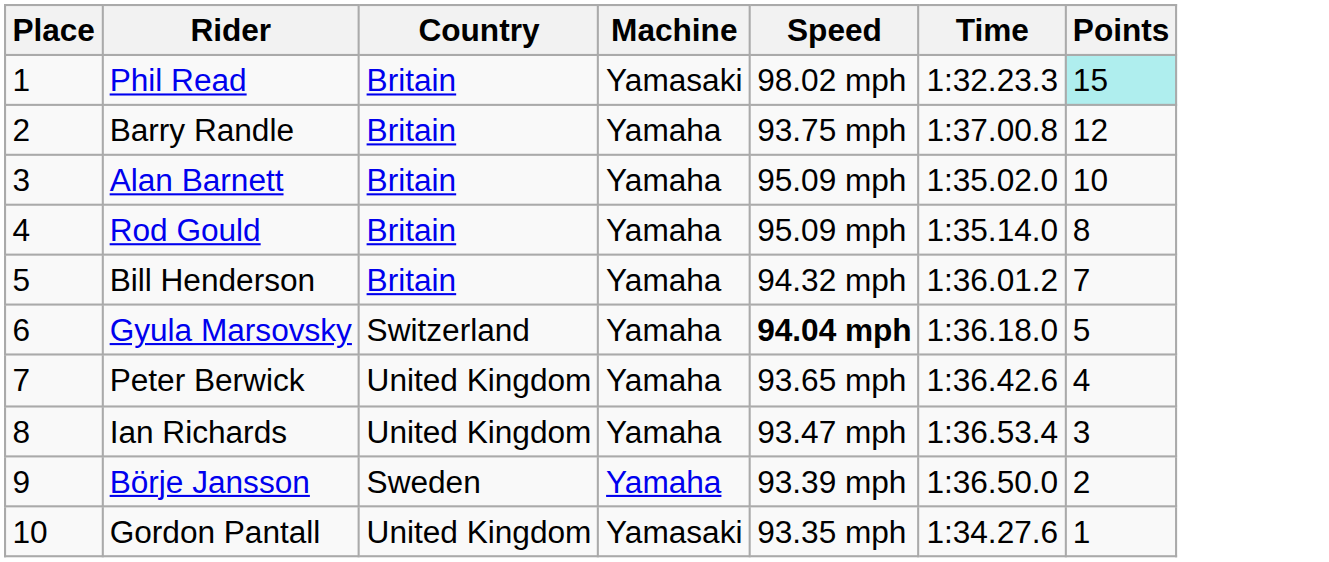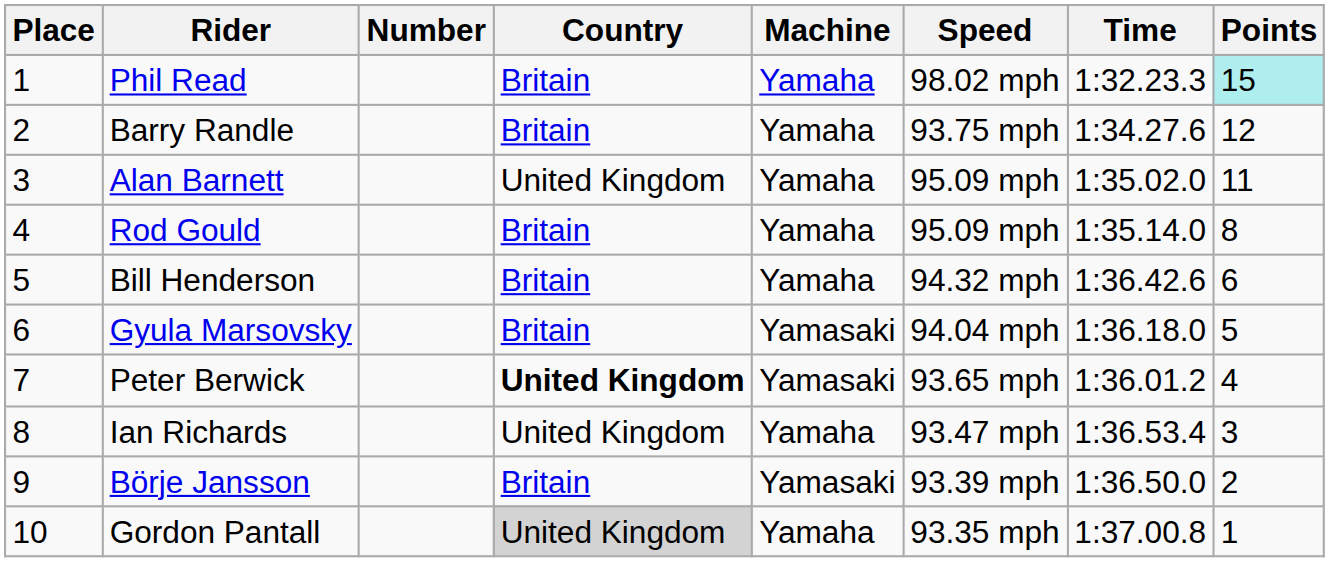+ column: (426, 30)
(674, 80) Yamasaki -> (817, 80) Yamaha
(992, 130) 1:37.00.8 -> (1140, 130) 1:34.27.6
(411, 180) Britain -> (613, 180) United Kingdom
(1090, 180) 10 -> (1237, 180) 11
(992, 281) 1:36.01.2 -> (1140, 281) 1:36.42.6
(1082, 281) 7 -> (1230, 281) 6
(448, 331) Switzerland -> (545, 331) Britain
(664, 331) Yamaha -> (827, 331) Yamasaki
(834, 331) bold -> (985, 331) normal
(479, 381) normal -> (623, 381) bold
(664, 381) Yamaha -> (827, 381) Yamasaki
(992, 381) 1:36.42.6 -> (1140, 381) 1:36.01.2
(424, 481) Sweden -> (545, 481) Britain
(664, 481) Yamaha -> (827, 481) Yamasaki
(479, 531) no background -> (613, 531) lightgrey background
(674, 531) Yamasaki -> (817, 531) Yamaha
(992, 531) 1:34.27.6 -> (1140, 531) 1:37.00.8
